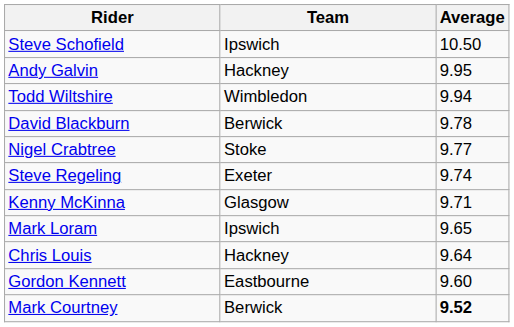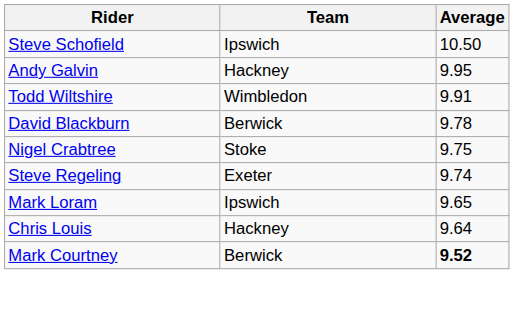(456, 96) 9.94 -> (456, 96) 9.91
(456, 149) 9.77 -> (456, 149) 9.75
- row: (67, 202)
- row: (67, 281)
